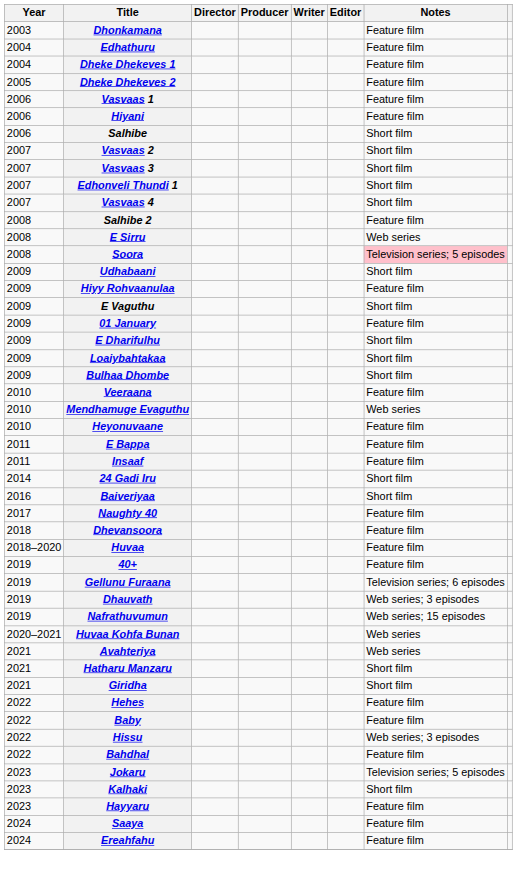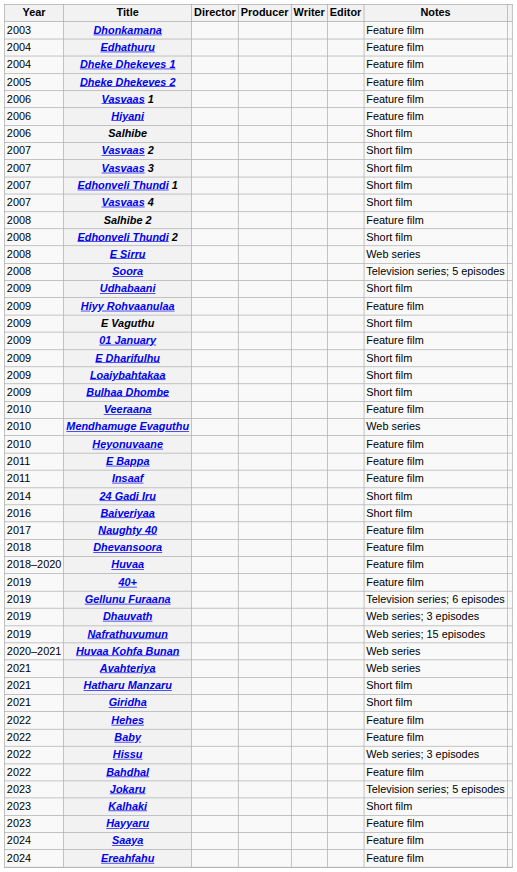+ row: (128, 237)
(436, 254) pink background -> (436, 271) no background
